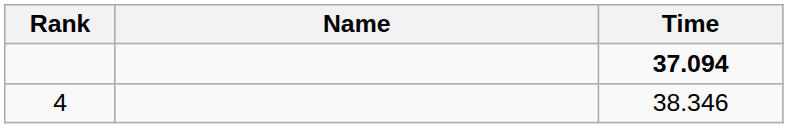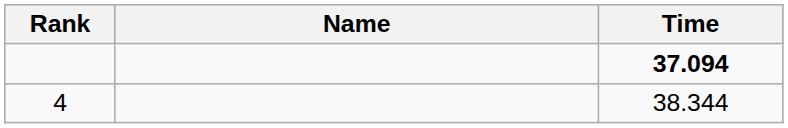(691, 102) 38.346 -> (691, 102) 38.344
